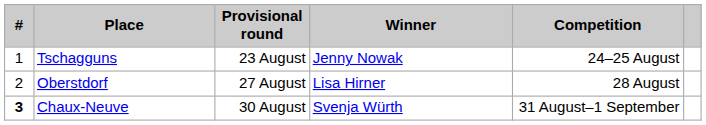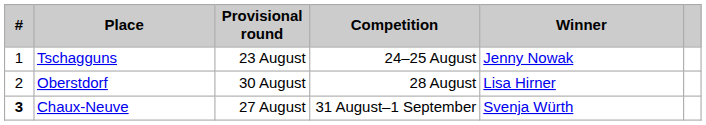columns swapped: (598, 25) <-> (411, 25)
(272, 83) 27 August -> (272, 83) 30 August
(272, 107) 30 August -> (272, 107) 27 August
